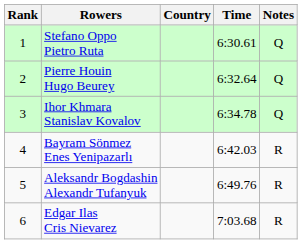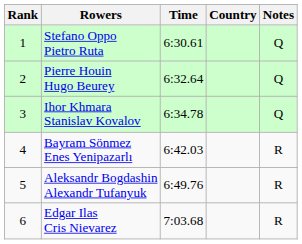columns swapped: (187, 14) <-> (237, 14)
